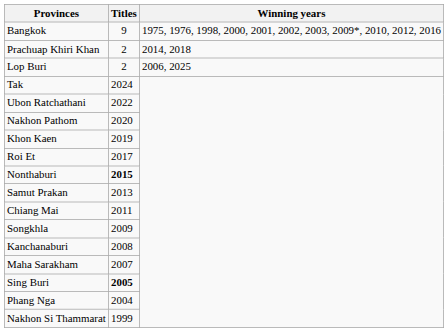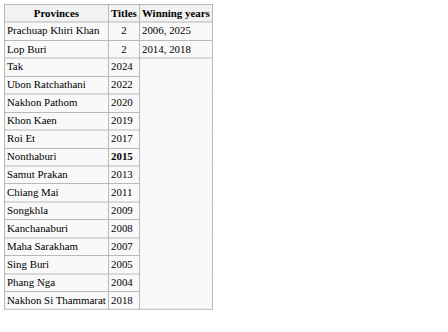- row: (27, 31)
(166, 48) 2014, 2018 -> (166, 31) 2006, 2025
(166, 66) 2006, 2025 -> (166, 48) 2014, 2018
(122, 282) bold -> (122, 264) normal
(122, 318) 1999 -> (122, 300) 2018
